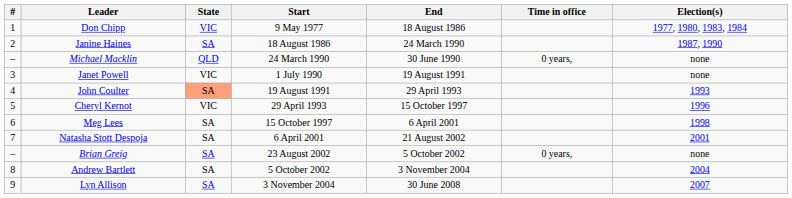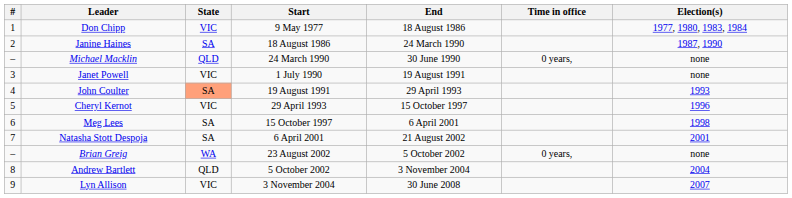(208, 153) SA -> (208, 153) WA
(208, 169) SA -> (208, 169) QLD
(208, 185) SA -> (208, 185) VIC
